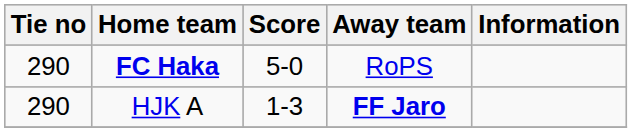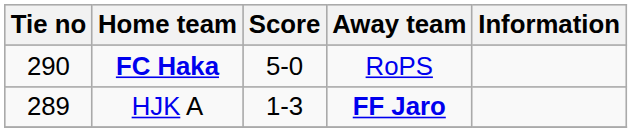(48, 106) 290 -> (48, 106) 289
